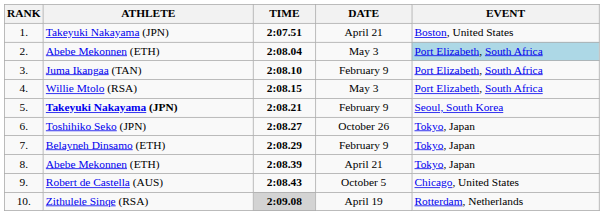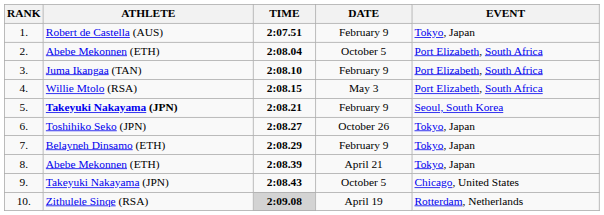(107, 33) Takeyuki Nakayama (JPN) -> (104, 33) Robert de Castella (AUS)
(364, 33) April 21 -> (364, 33) February 9
(464, 33) Boston, United States -> (445, 33) Tokyo, Japan
(364, 51) May 3 -> (364, 51) October 5
(479, 51) lightblue background -> (479, 51) no background
(104, 183) Robert de Castella (AUS) -> (107, 183) Takeyuki Nakayama (JPN)
